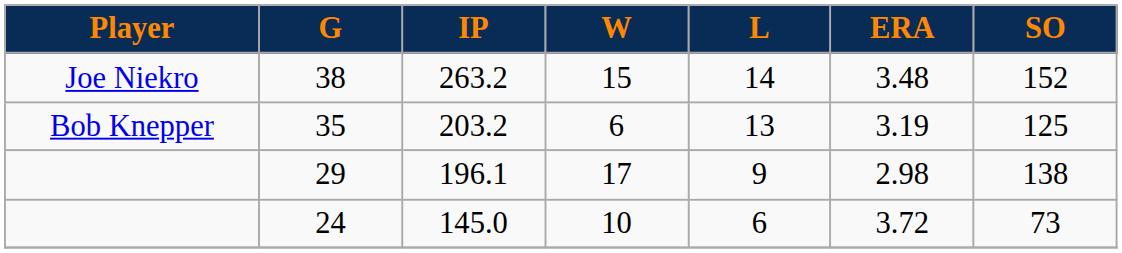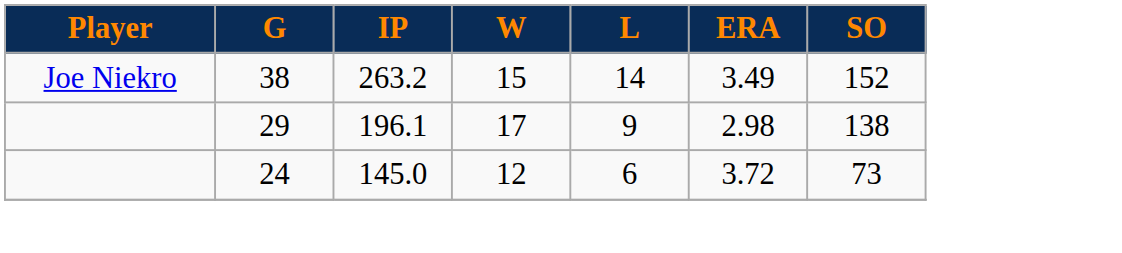(902, 77) 3.48 -> (748, 77) 3.49
- row: (331, 125)
(616, 222) 10 -> (511, 174) 12
